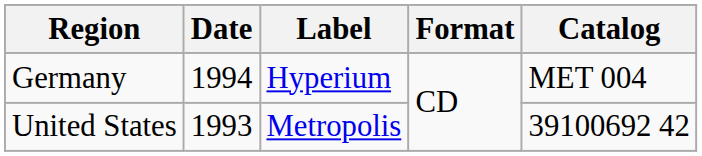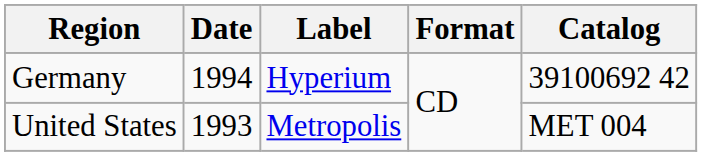(588, 77) MET 004 -> (609, 77) 39100692 42
(609, 126) 39100692 42 -> (588, 126) MET 004
